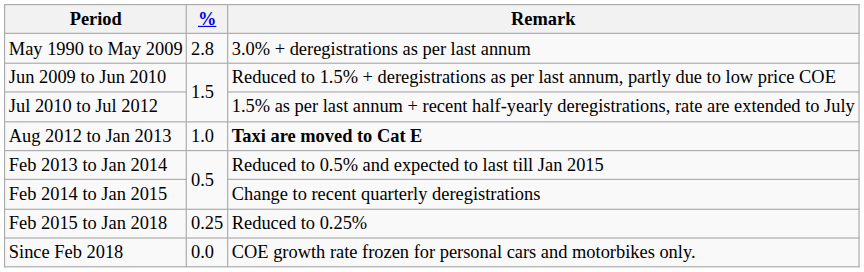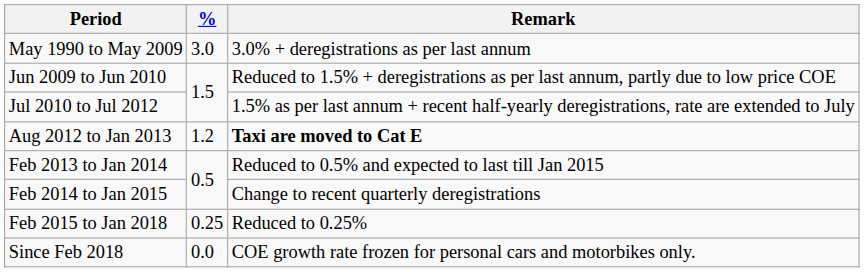(203, 48) 2.8 -> (203, 48) 3.0
(203, 135) 1.0 -> (203, 135) 1.2
